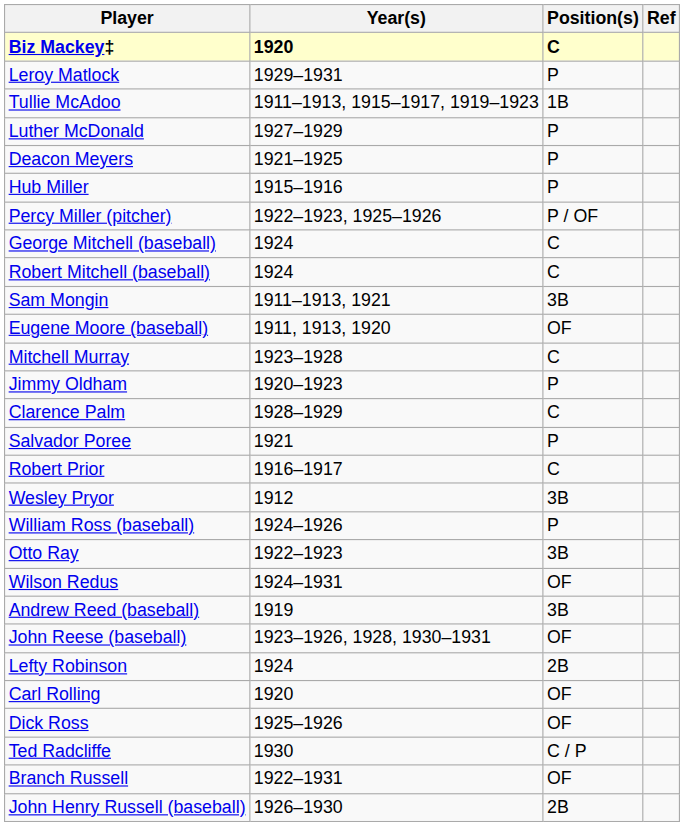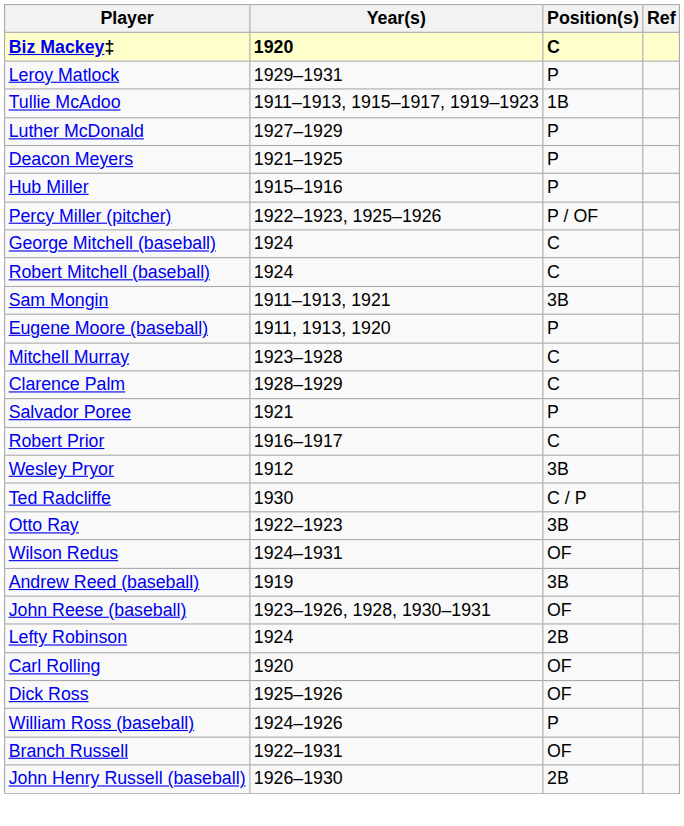(559, 328) OF -> (553, 328) P
- row: (68, 384)
rows swapped: (60, 750) <-> (101, 525)
